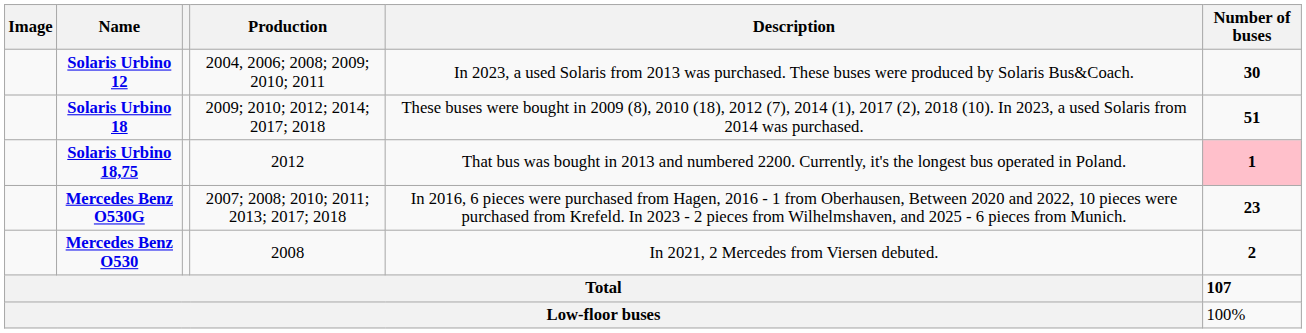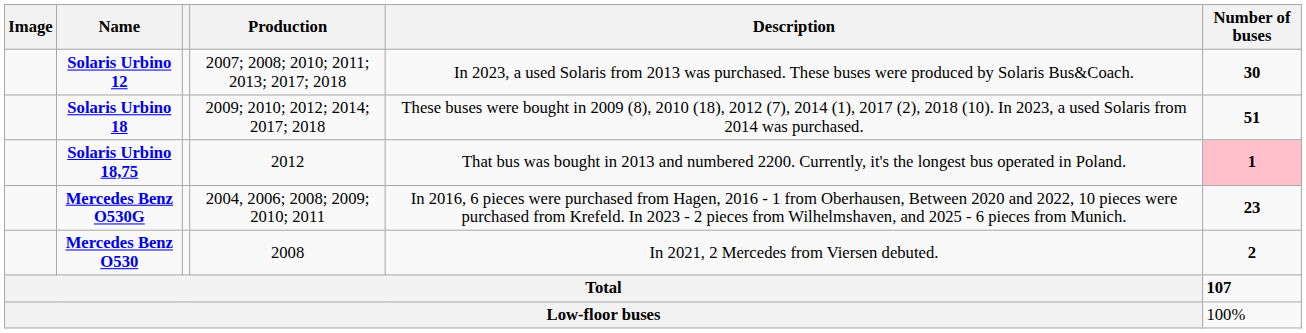(288, 72) 2004, 2006; 2008; 2009; 2010; 2011 -> (288, 72) 2007; 2008; 2010; 2011; 2013; 2017; 2018
(288, 207) 2007; 2008; 2010; 2011; 2013; 2017; 2018 -> (288, 207) 2004, 2006; 2008; 2009; 2010; 2011
